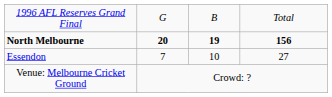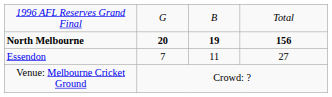(214, 56) 10 -> (214, 56) 11
